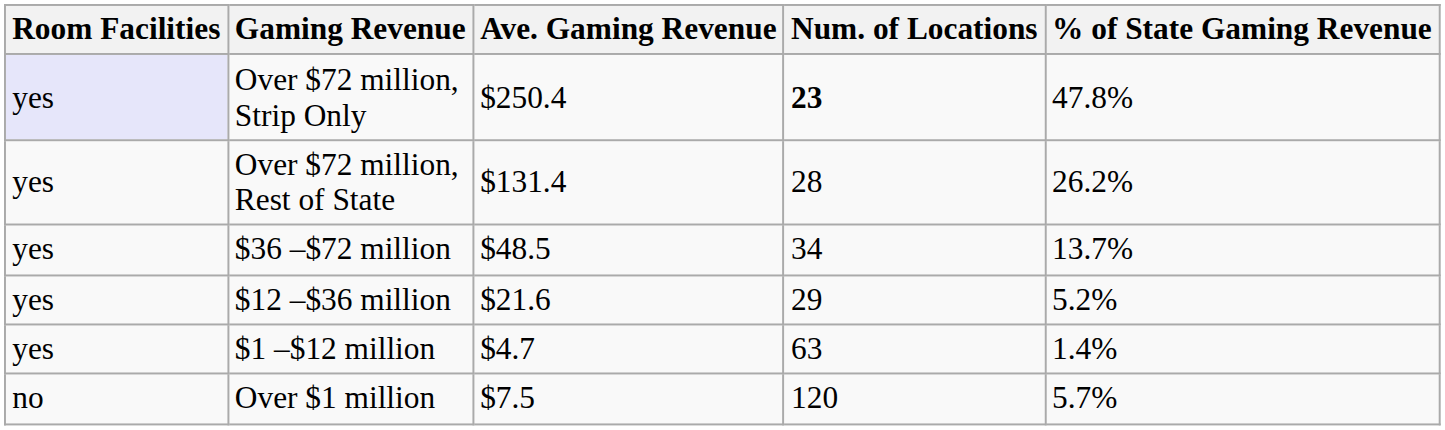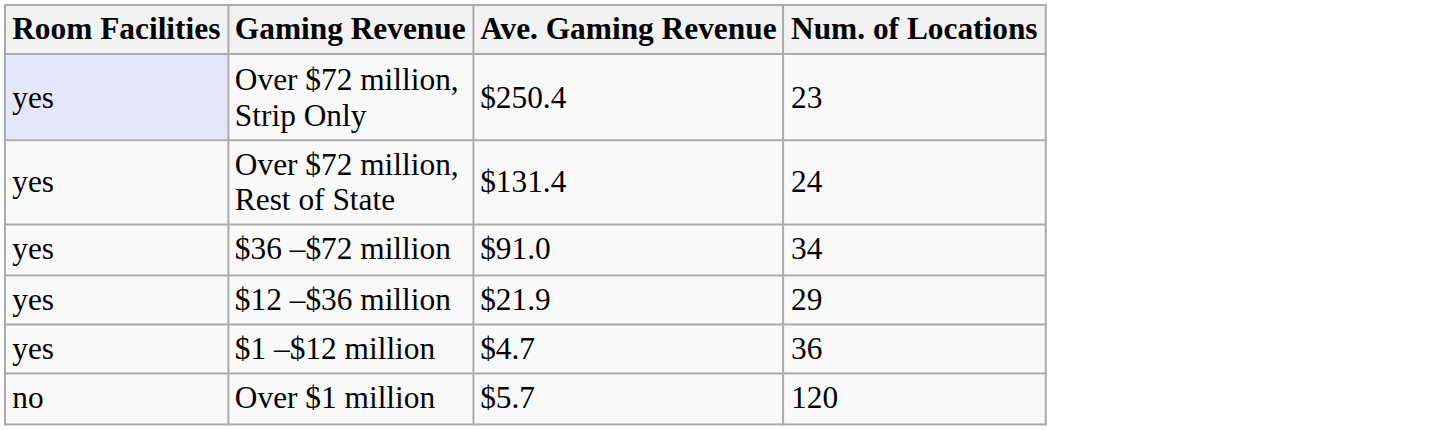- column: (1242, 29)
(807, 96) bold -> (807, 96) normal
(807, 181) 28 -> (807, 181) 24
(515, 249) $48.5 -> (515, 249) $91.0
(515, 298) $21.6 -> (515, 298) $21.9
(807, 348) 63 -> (807, 348) 36
(508, 398) $7.5 -> (508, 398) $5.7
